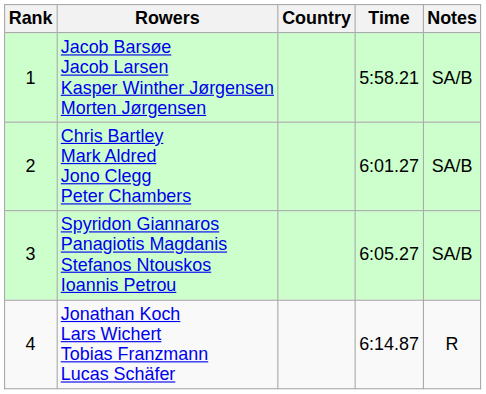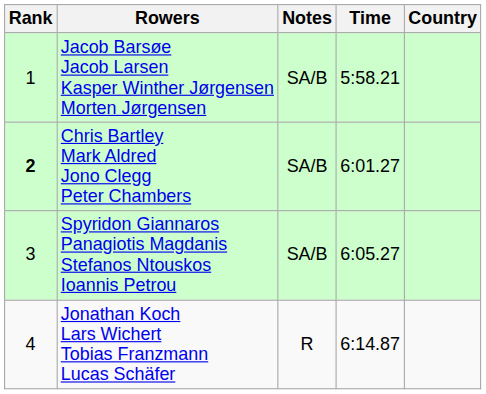columns swapped: (317, 18) <-> (452, 18)
(31, 166) normal -> (31, 166) bold
